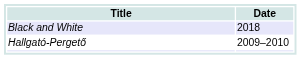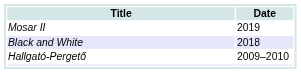+ row: (27, 28)
